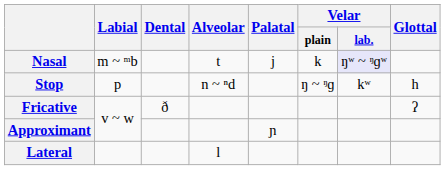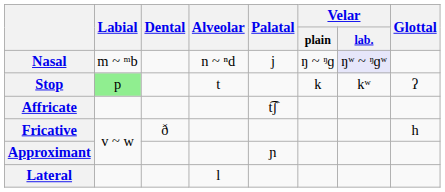(218, 61) t -> (218, 61) n ~ ⁿd
(318, 61) k -> (318, 61) ŋ ~ ᵑɡ
(118, 84) no background -> (118, 84) lightgreen background
(218, 84) n ~ ⁿd -> (218, 84) t
(318, 84) ŋ ~ ᵑɡ -> (318, 84) k
(415, 84) h -> (415, 84) ʔ
+ row: (49, 107)
(415, 107) ʔ -> (415, 130) h
